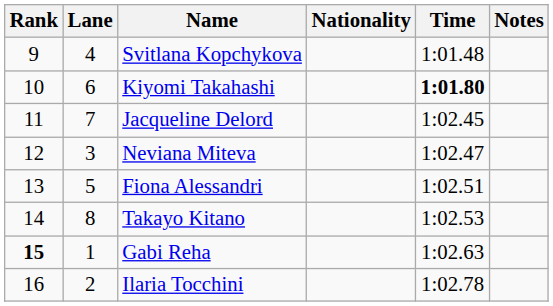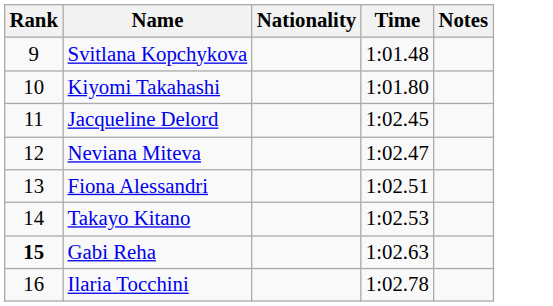- column: (90, 20)
(453, 86) bold -> (397, 86) normal
